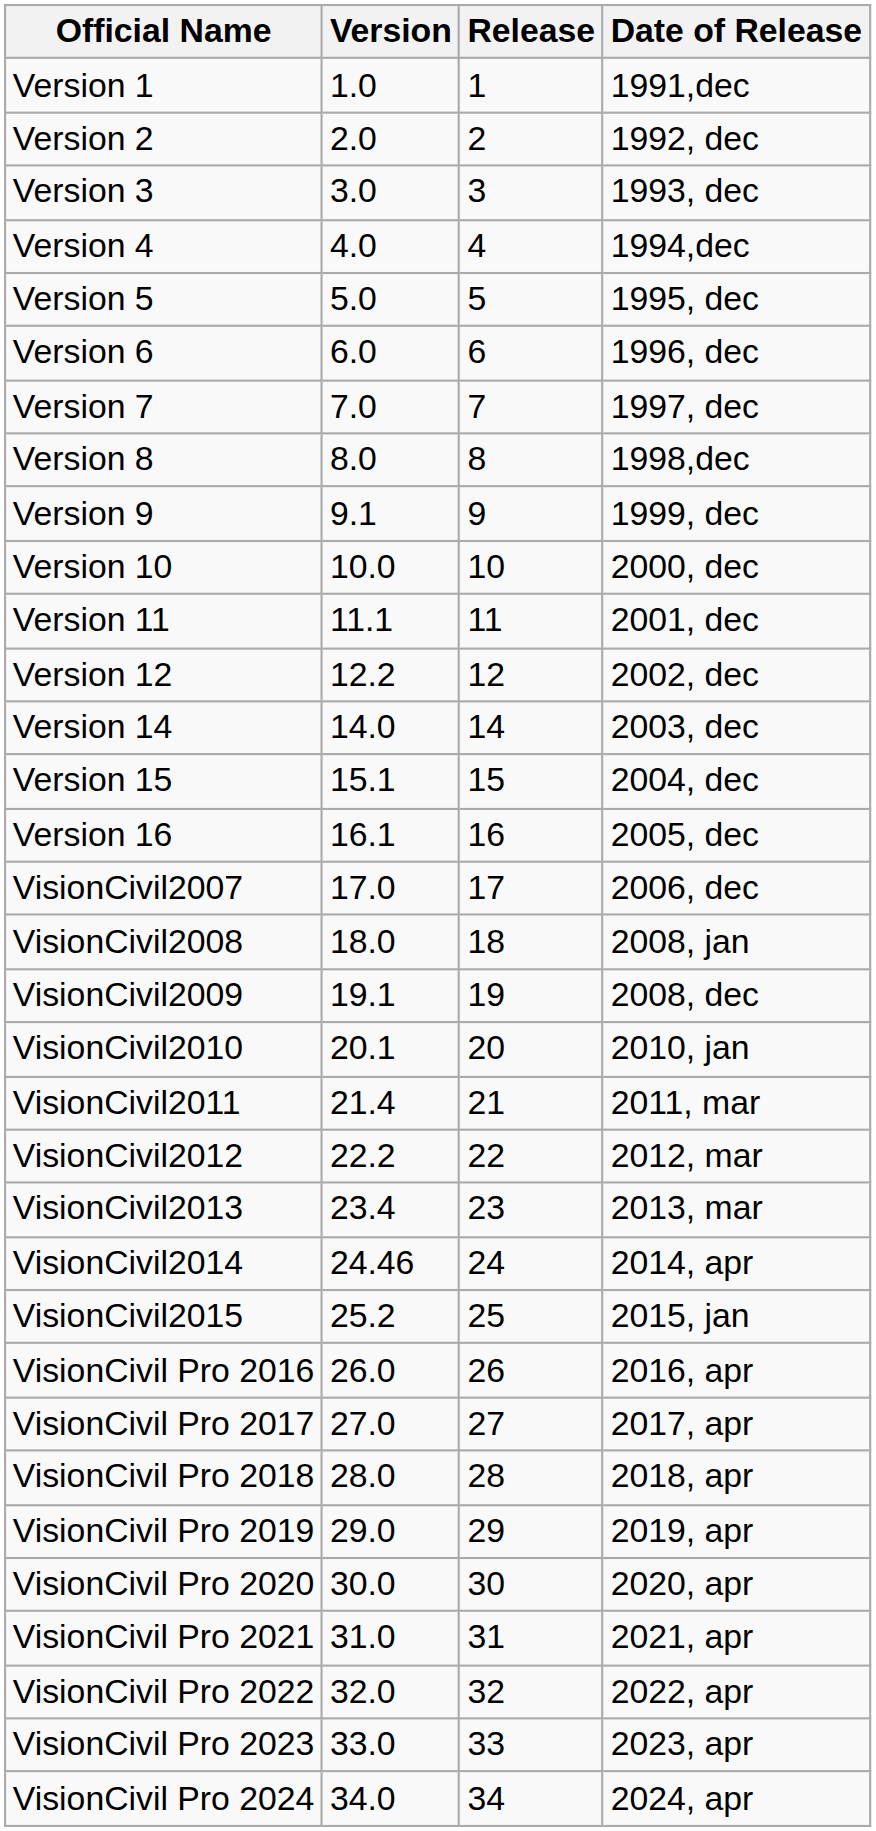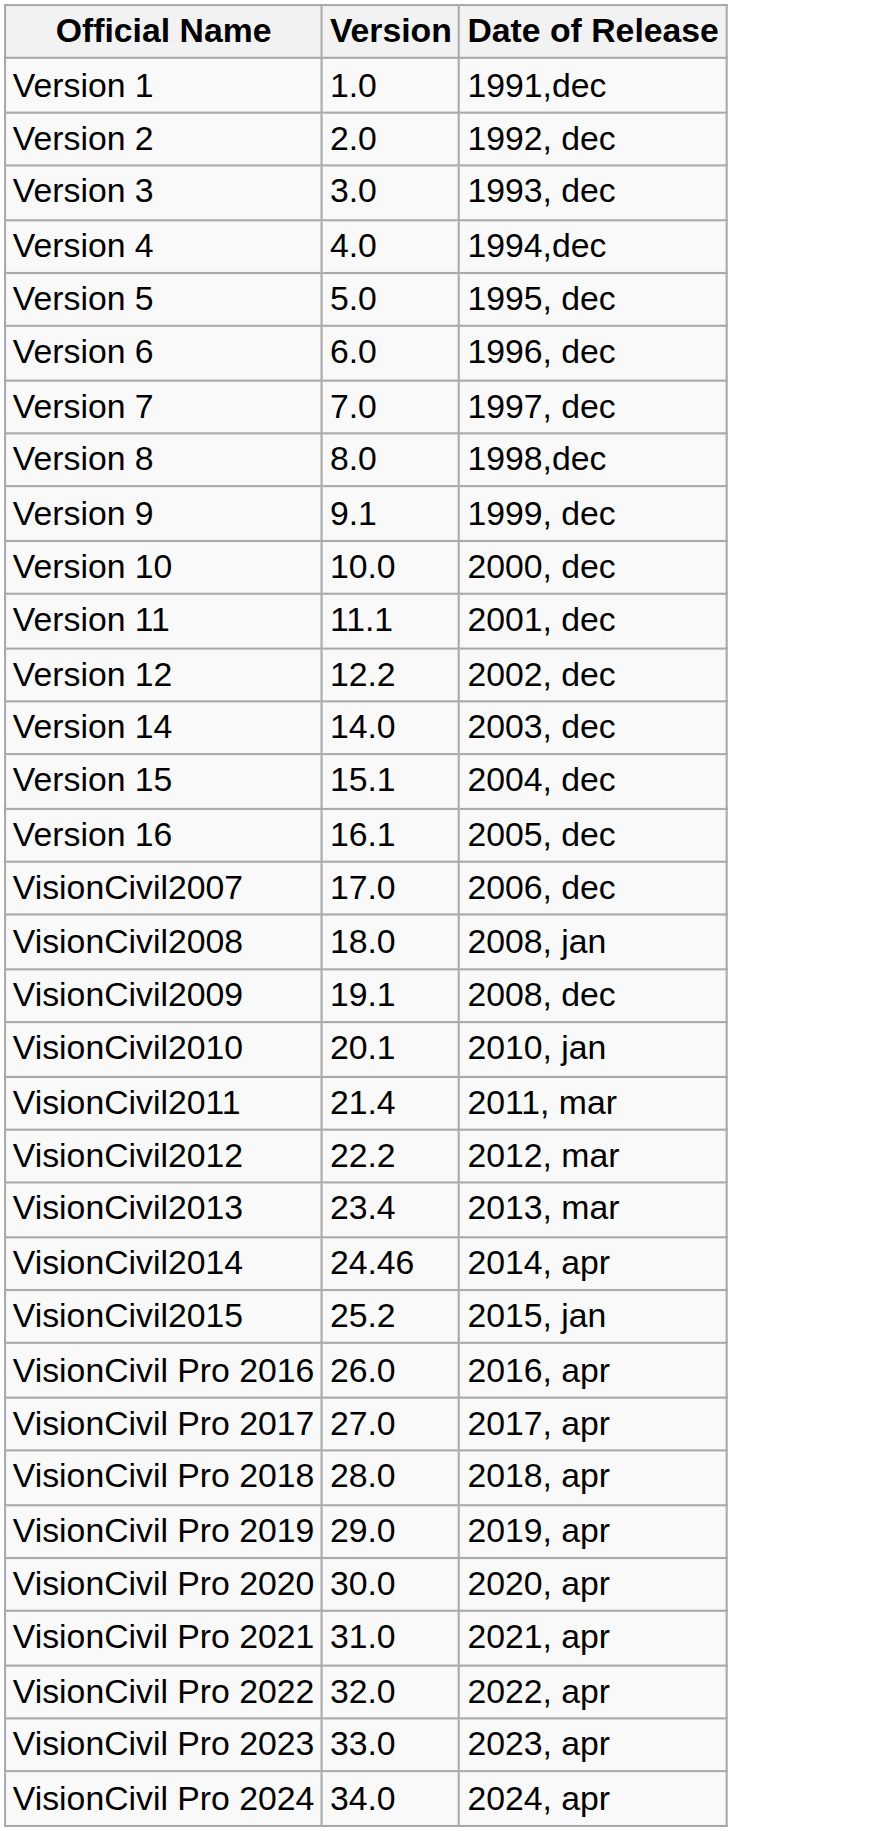- column: (531, 31)
